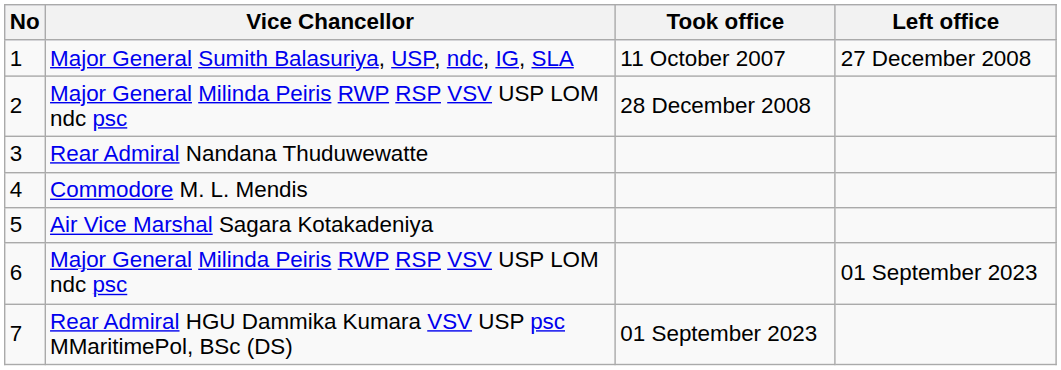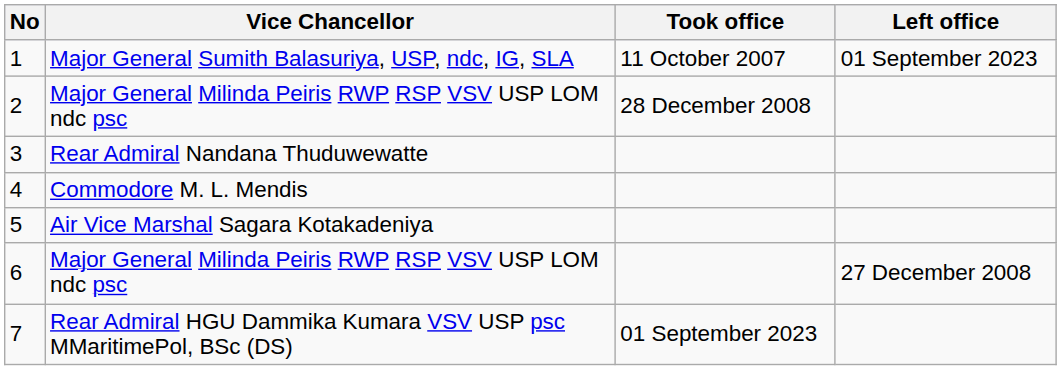(936, 57) 27 December 2008 -> (939, 57) 01 September 2023
(939, 273) 01 September 2023 -> (936, 273) 27 December 2008
